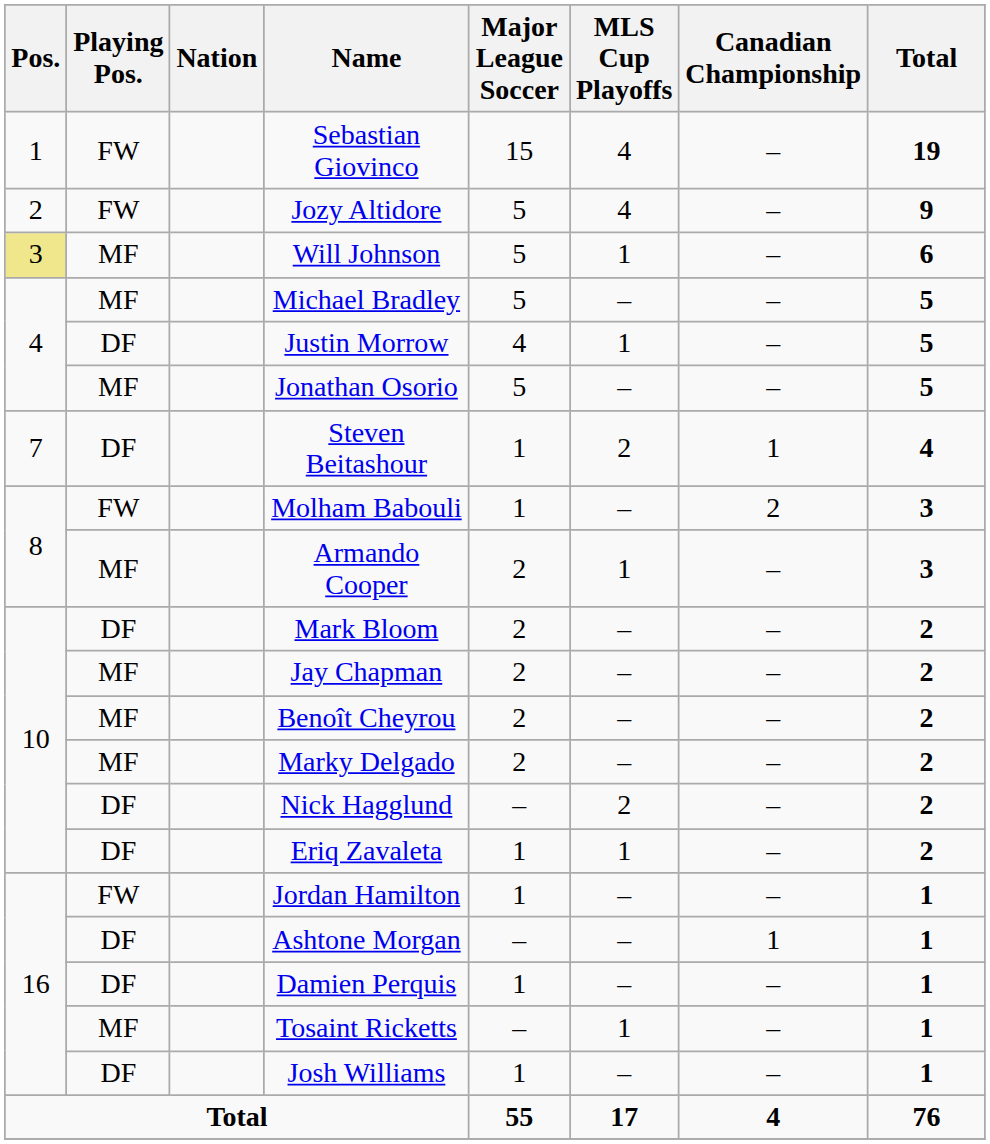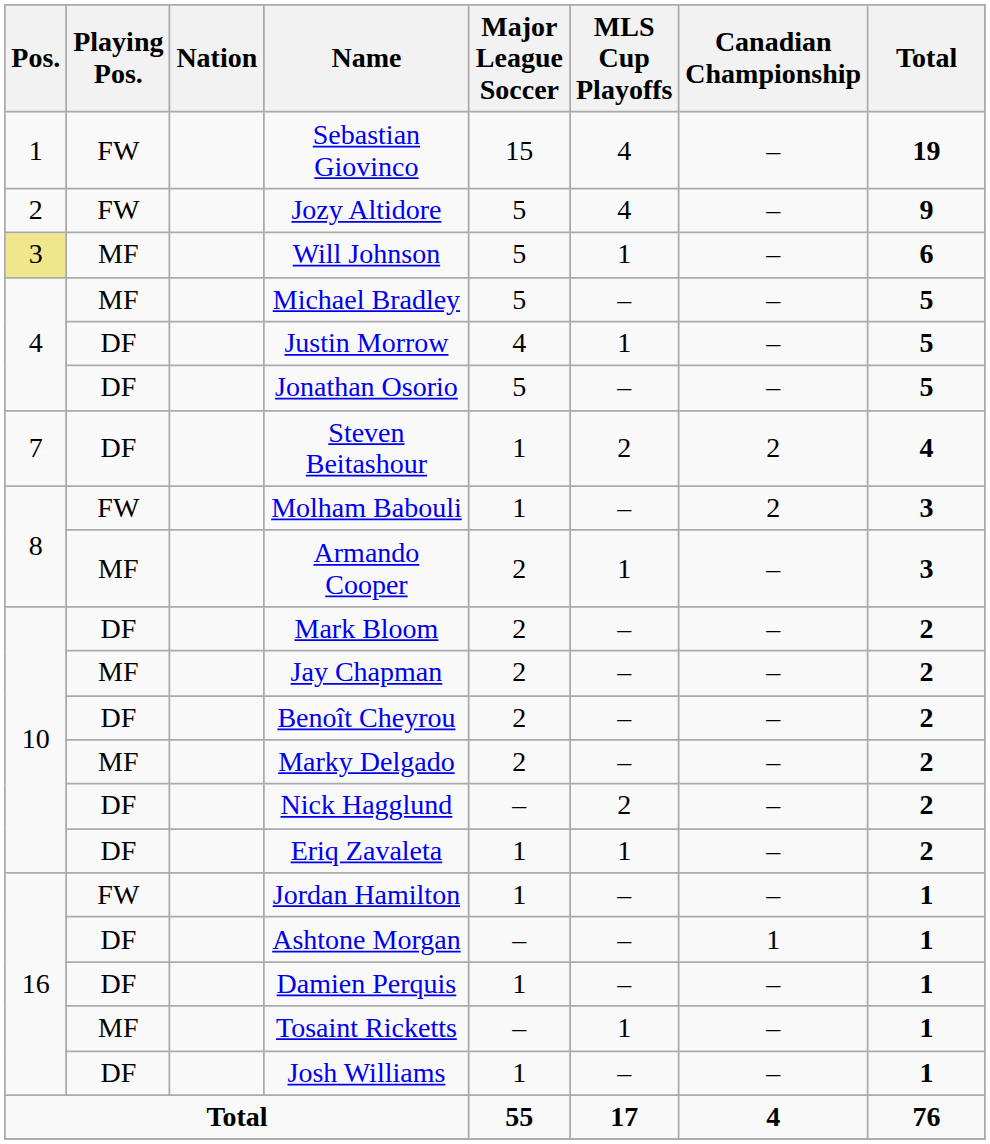(118, 387) MF -> (118, 387) DF
(773, 447) 1 -> (773, 447) 2
(118, 717) MF -> (118, 717) DF
